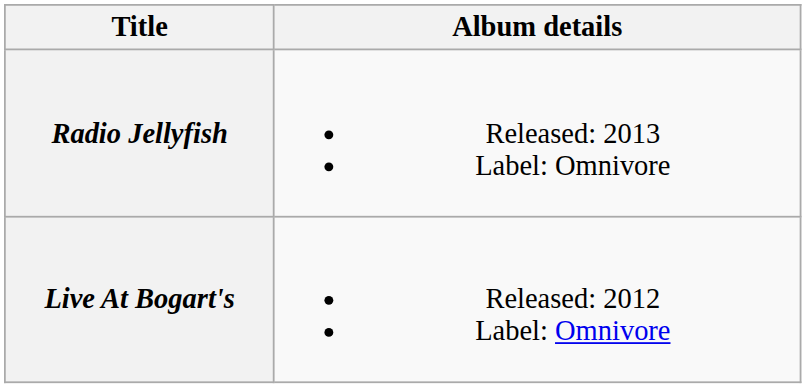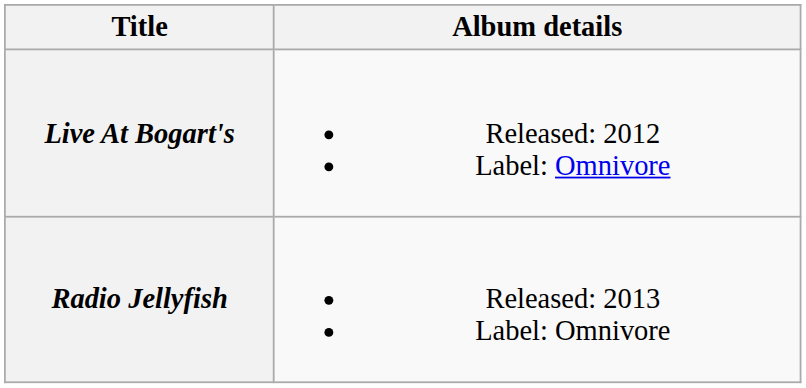rows swapped: (140, 298) <-> (140, 132)
